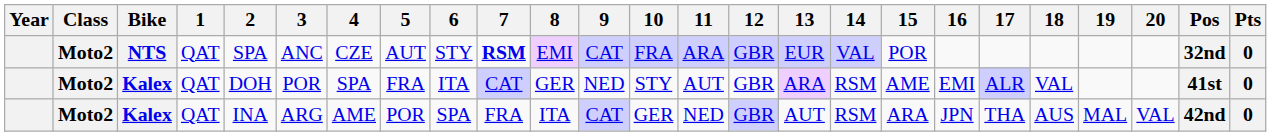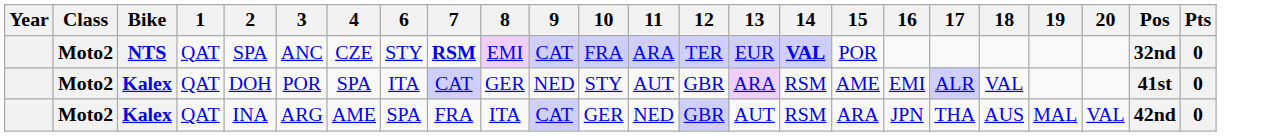- column: (406, 20)
(754, 51) GBR -> (704, 51) TER
(855, 51) normal -> (806, 51) bold
